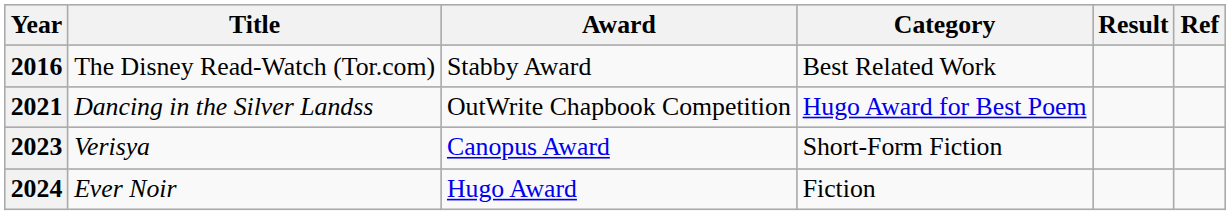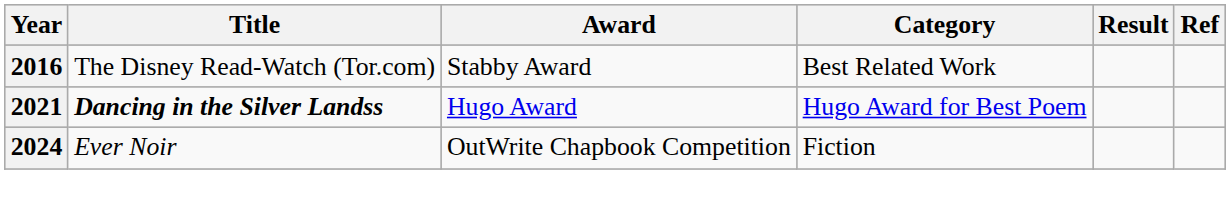(224, 106) normal -> (229, 106) bold
(619, 106) OutWrite Chapbook Competition -> (512, 106) Hugo Award
- row: (37, 147)
(512, 188) Hugo Award -> (619, 147) OutWrite Chapbook Competition
